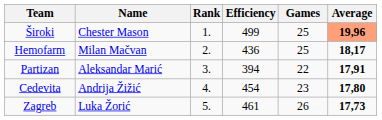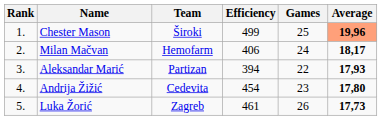columns swapped: (207, 13) <-> (40, 13)
(251, 50) 436 -> (251, 50) 406
(303, 50) 25 -> (303, 50) 24
(352, 69) 17,91 -> (352, 69) 17,93
